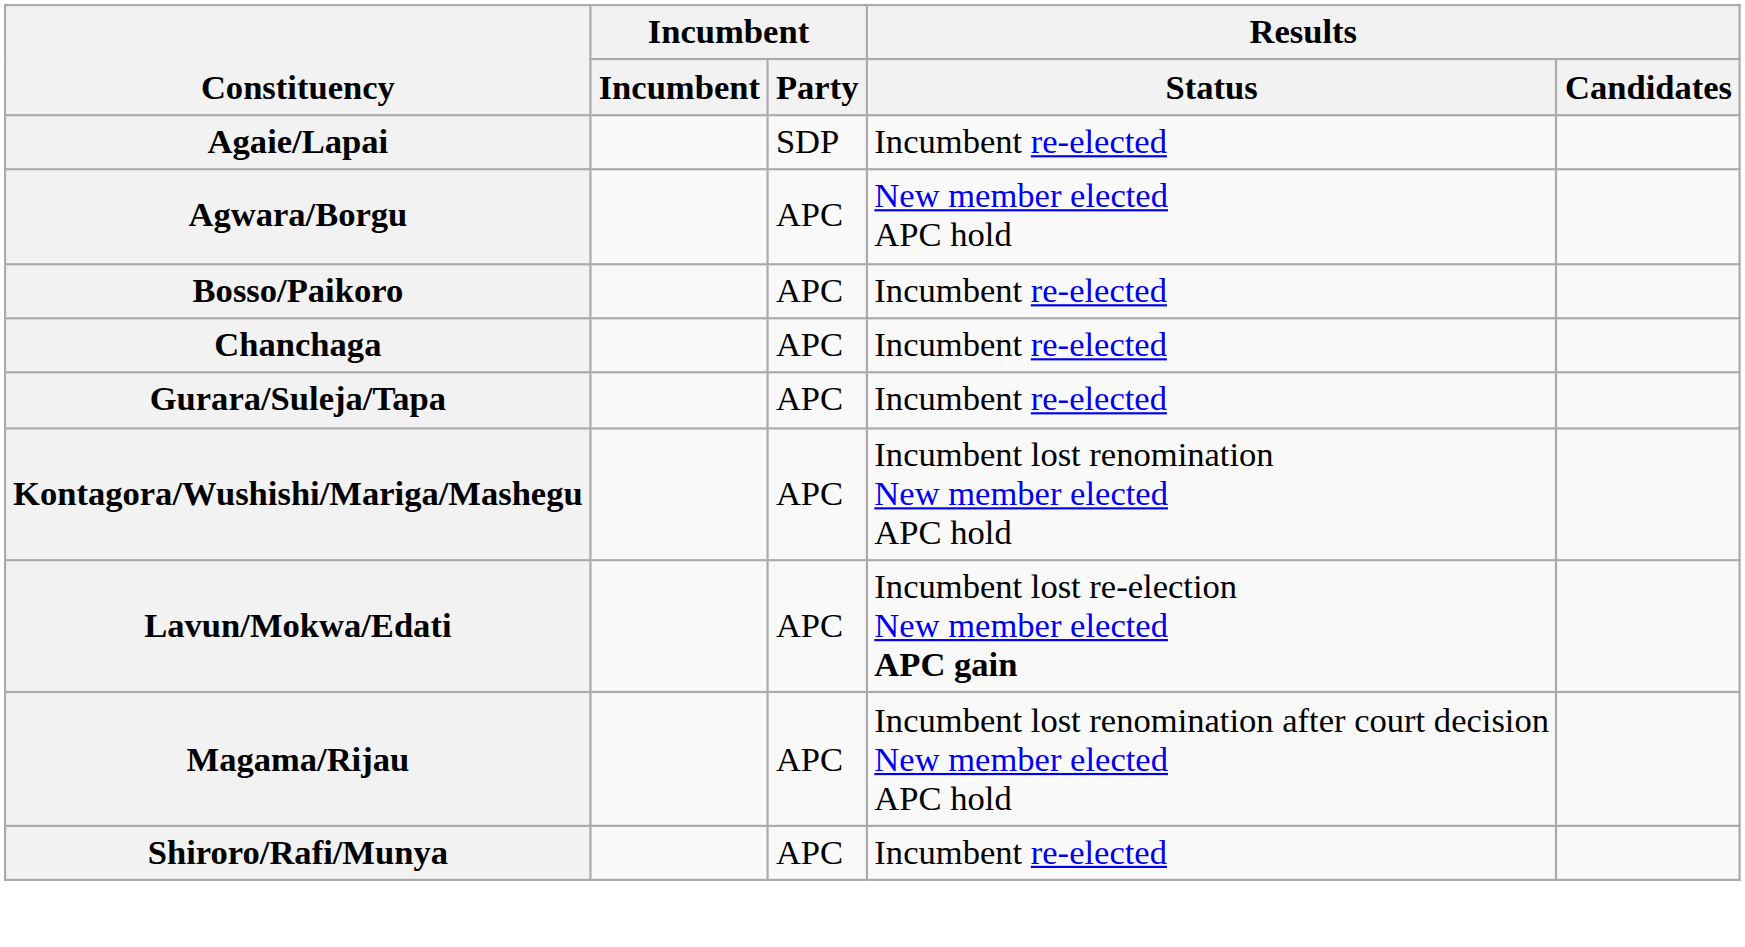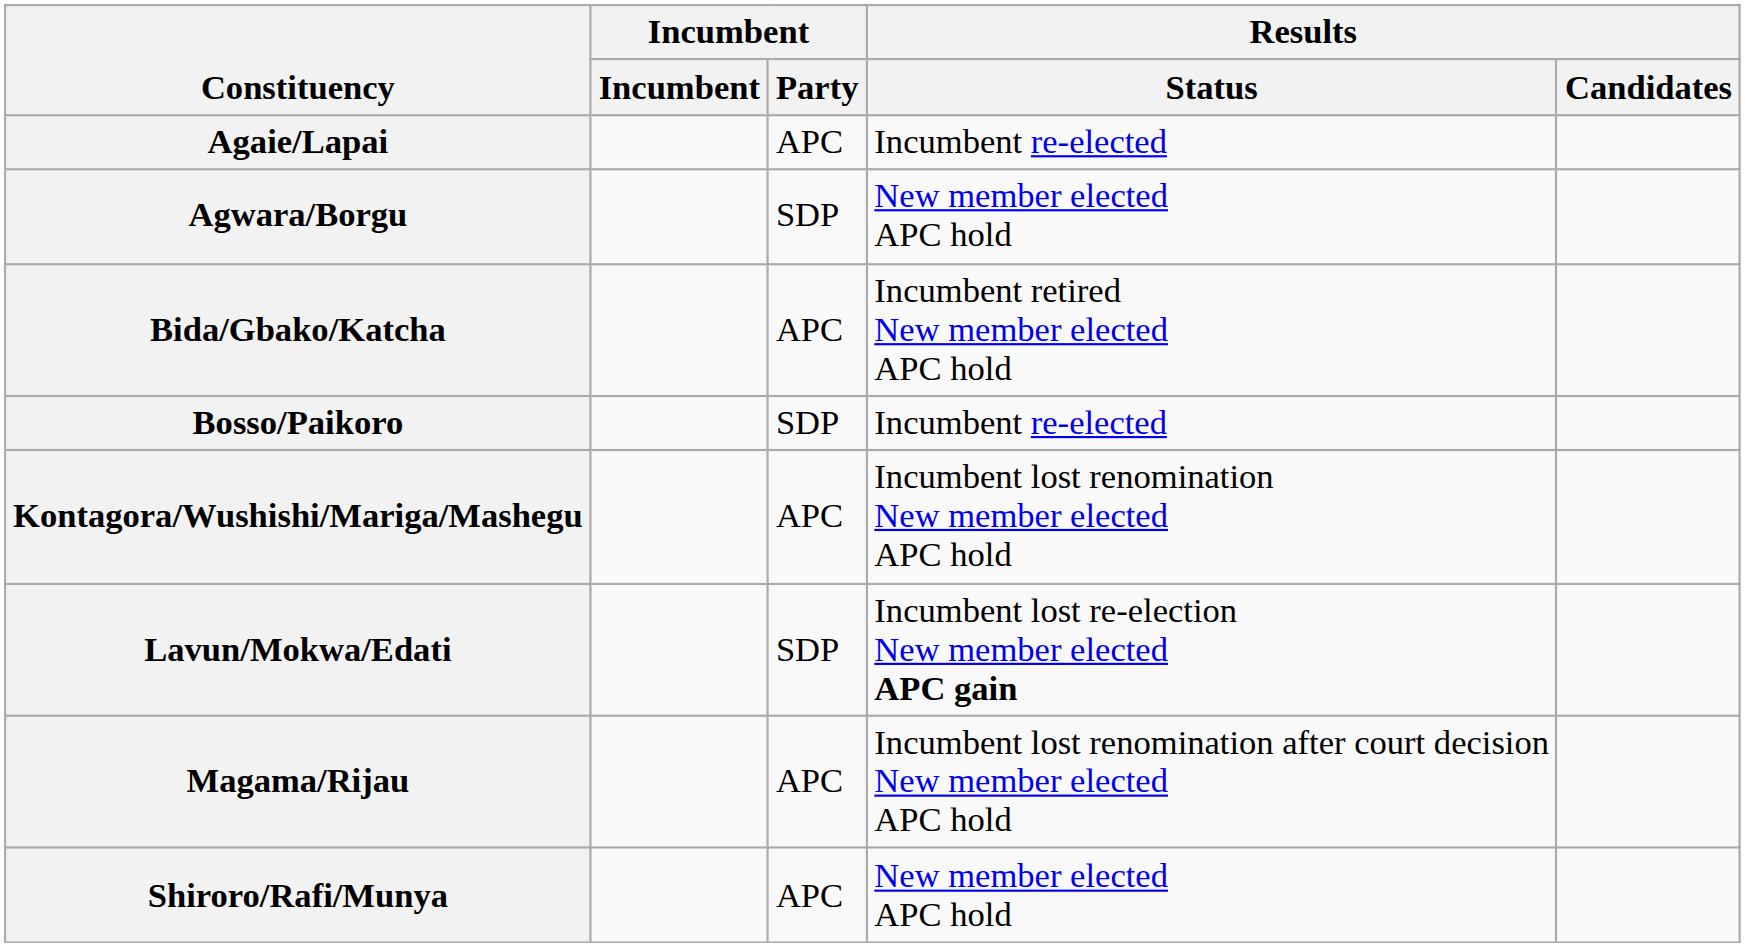(808, 141) SDP -> (810, 141) APC
(810, 215) APC -> (808, 215) SDP
+ row: (298, 328)
(810, 290) APC -> (808, 422) SDP
- row: (298, 344)
- row: (298, 399)
(810, 625) APC -> (808, 648) SDP
(1021, 852) Incumbent re-elected -> (1021, 894) New member elected APC hold
